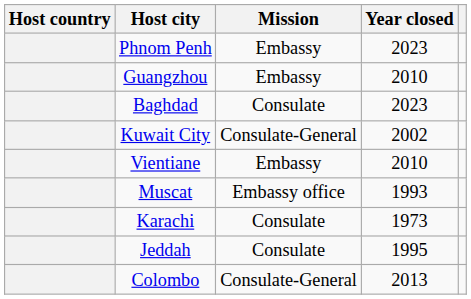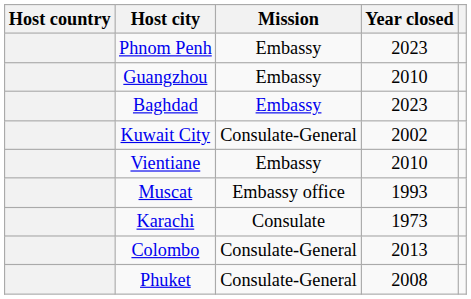(289, 105) Consulate -> (289, 105) Embassy
- row: (165, 250)
+ row: (165, 279)
